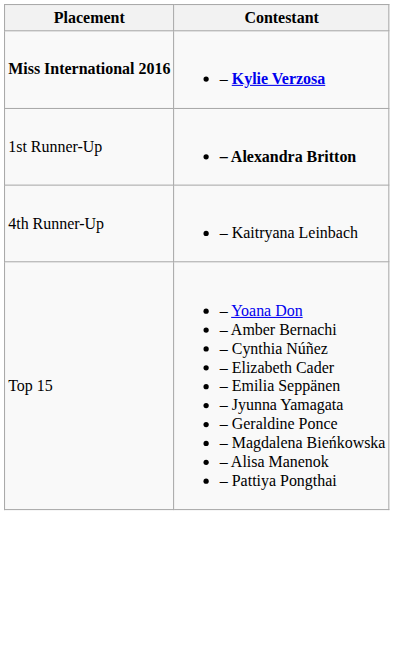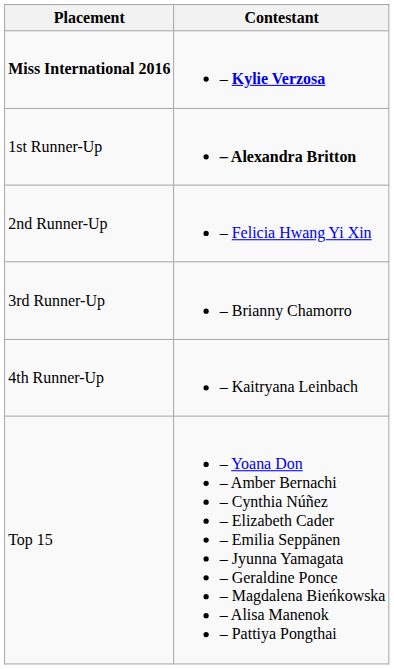+ row: (58, 223)
+ row: (57, 300)
